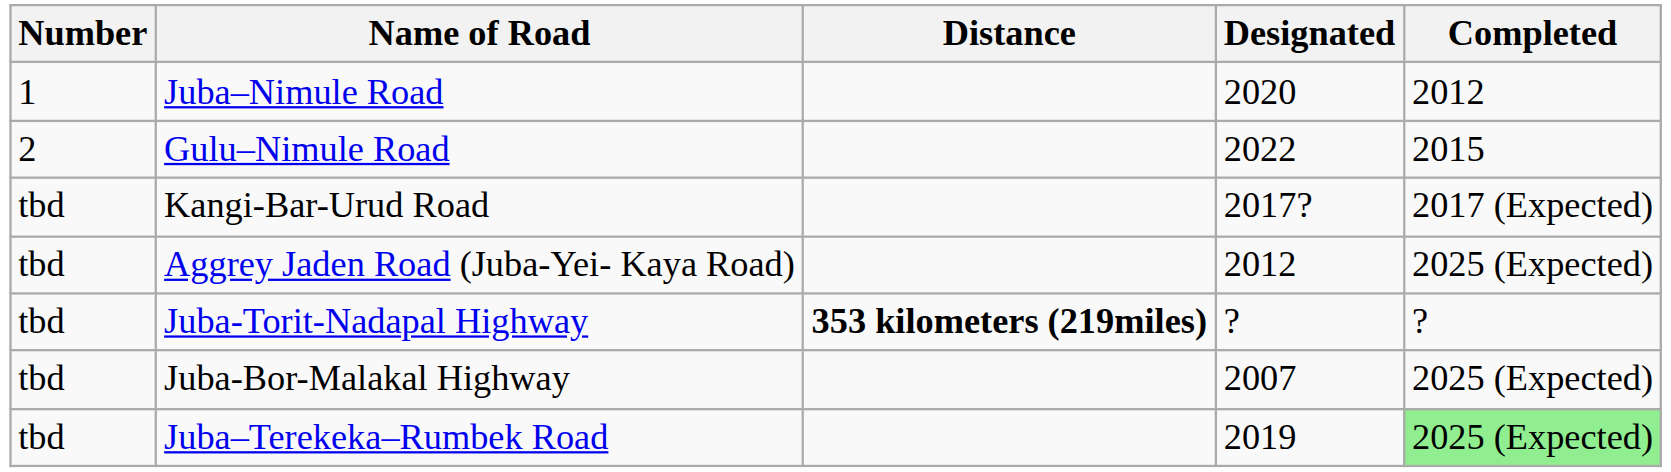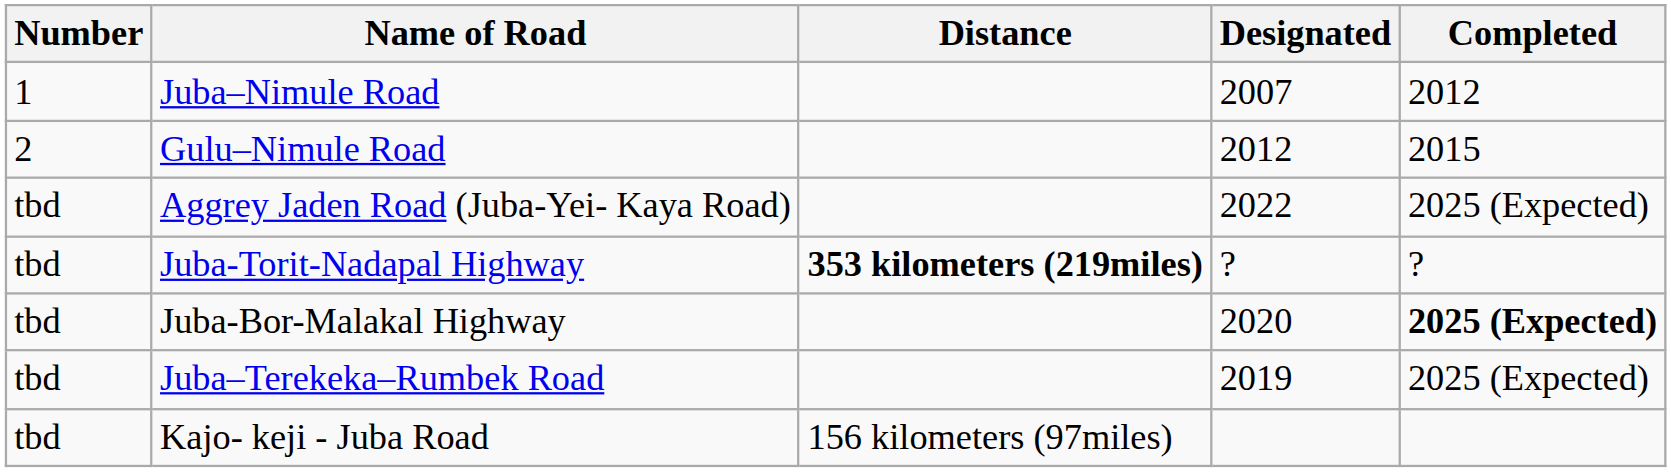(1260, 90) 2020 -> (1256, 90) 2007
(1260, 148) 2022 -> (1256, 148) 2012
- row: (327, 206)
(1260, 263) 2012 -> (1256, 206) 2022
(1260, 378) 2007 -> (1256, 321) 2020
(1533, 378) normal -> (1533, 321) bold
(1533, 436) lightgreen background -> (1528, 378) no background
+ row: (324, 436)
